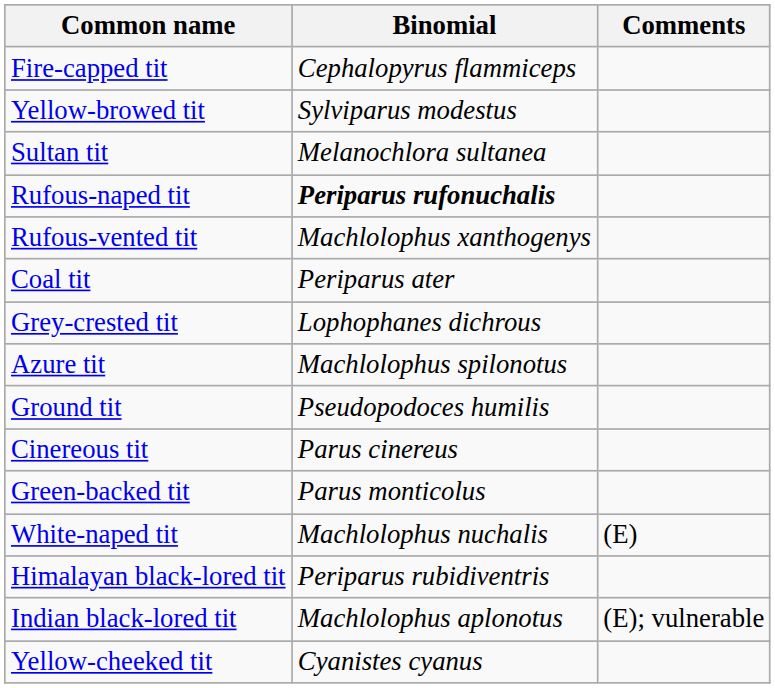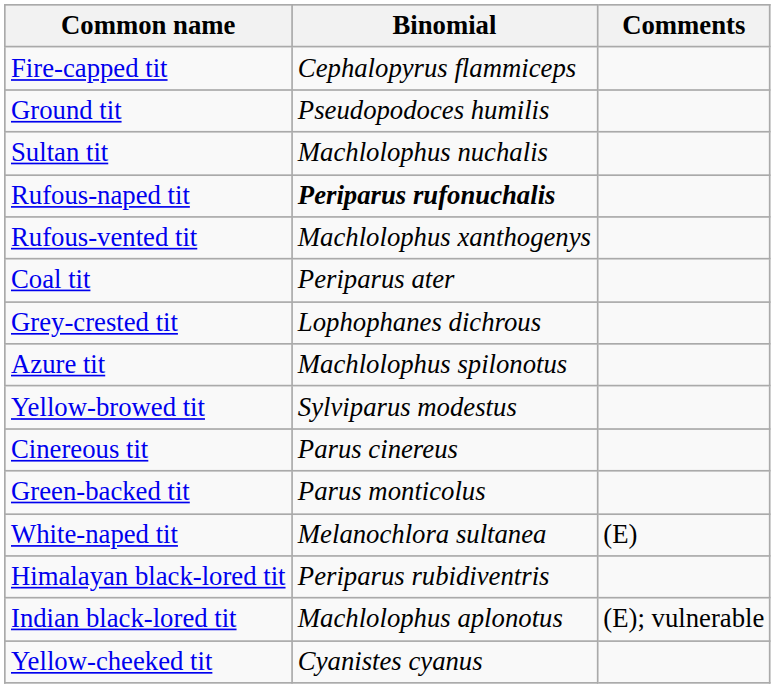rows swapped: (108, 110) <-> (66, 407)
(422, 152) Melanochlora sultanea -> (423, 152) Machlolophus nuchalis
(423, 534) Machlolophus nuchalis -> (422, 534) Melanochlora sultanea
